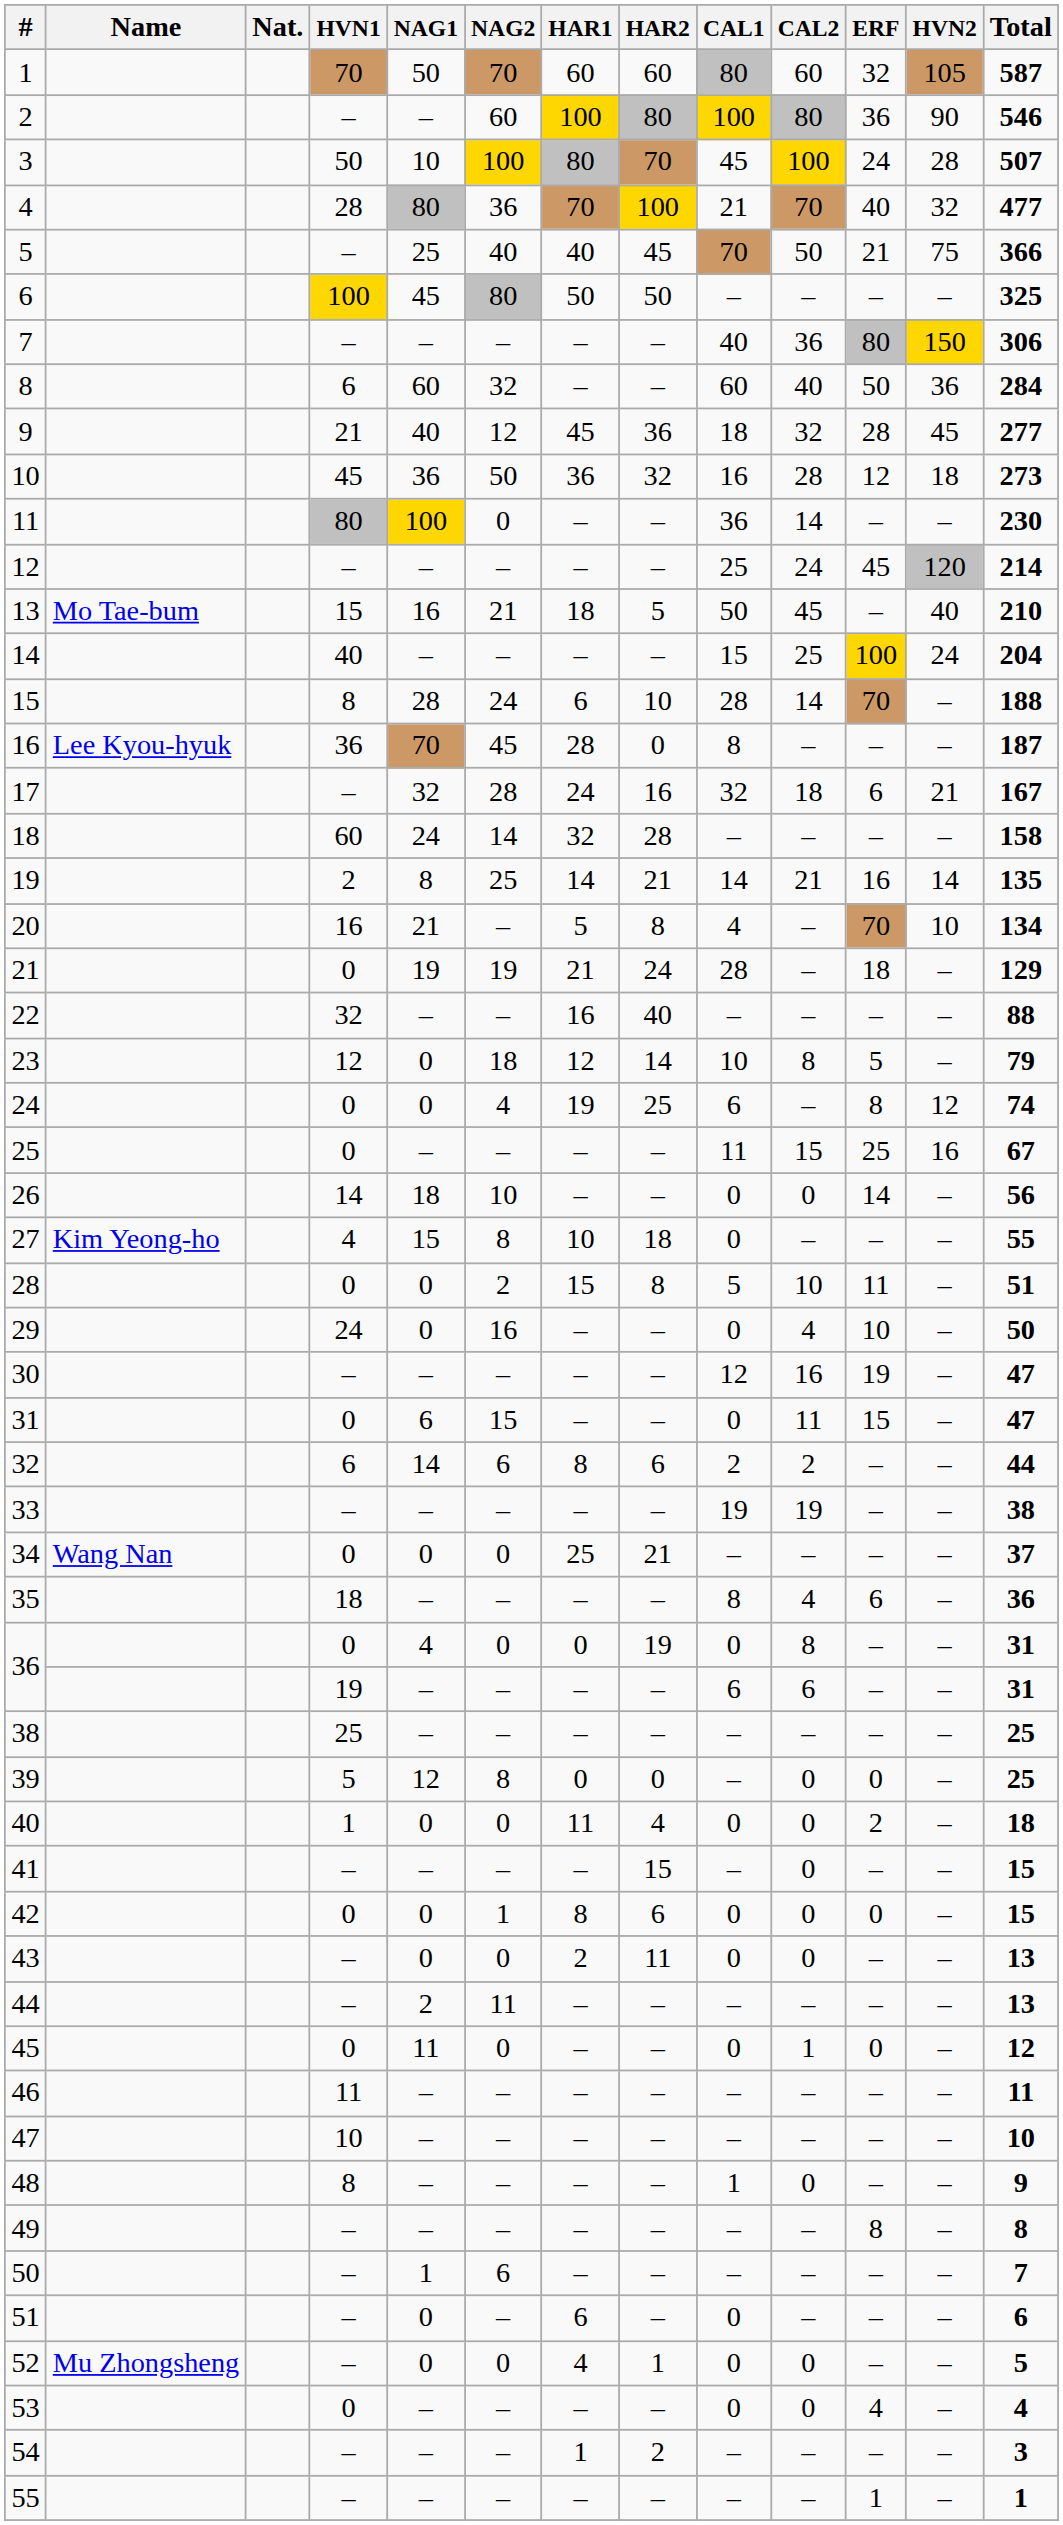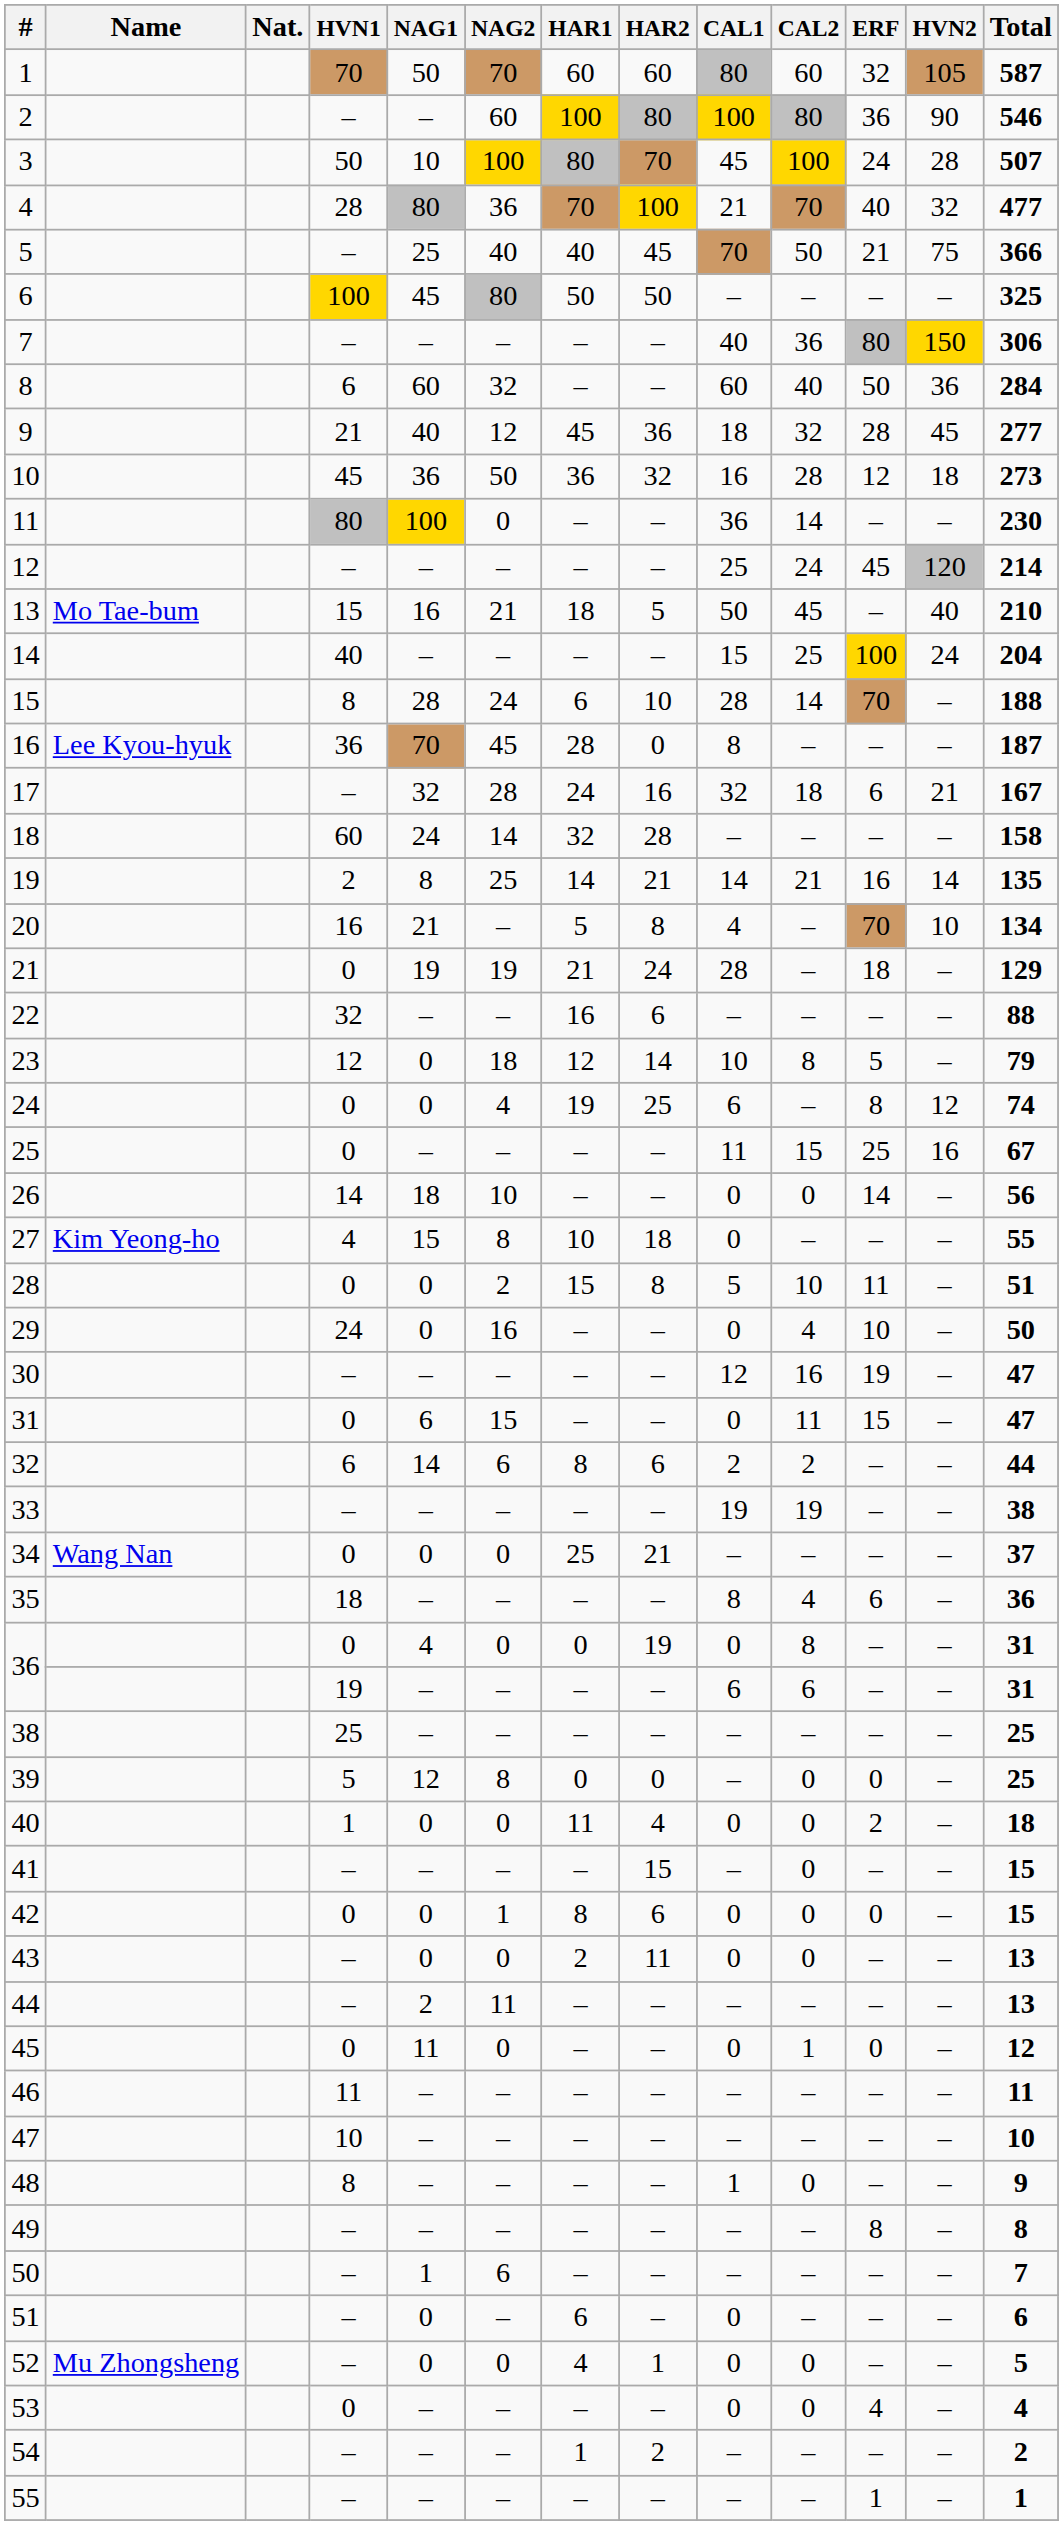(658, 1015) 40 -> (658, 1015) 6
(1021, 2452) 3 -> (1021, 2452) 2
